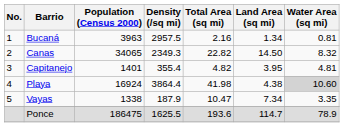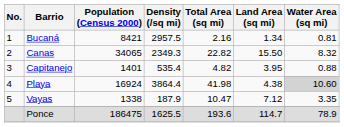(131, 38) 3963 -> (131, 38) 8421
(270, 53) 14.50 -> (270, 53) 15.50
(169, 68) 355.4 -> (169, 68) 535.4
(327, 68) 4.81 -> (327, 68) 0.88
(273, 99) 7.34 -> (273, 99) 7.12
